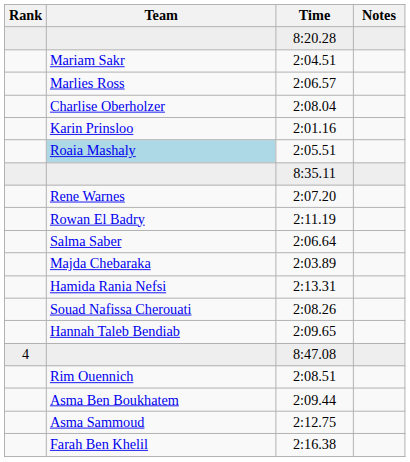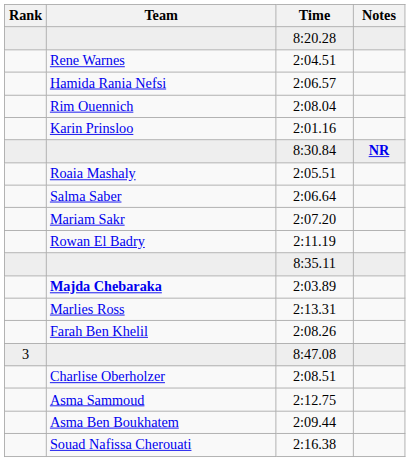(87, 60) Mariam Sakr -> (87, 60) Rene Warnes
(87, 83) Marlies Ross -> (108, 83) Hamida Rania Nefsi
(107, 106) Charlise Oberholzer -> (92, 106) Rim Ouennich
+ row: (315, 151)
(93, 151) lightblue background -> (93, 173) no background
rows swapped: (315, 241) <-> (315, 173)
(87, 196) Rene Warnes -> (87, 219) Mariam Sakr
(100, 264) normal -> (106, 286) bold
(108, 286) Hamida Rania Nefsi -> (87, 309) Marlies Ross
(121, 309) Souad Nafissa Cherouati -> (99, 331) Farah Ben Khelil
- row: (315, 331)
(26, 354) 4 -> (26, 354) 3
(92, 377) Rim Ouennich -> (107, 377) Charlise Oberholzer
rows swapped: (315, 399) <-> (315, 422)
(99, 444) Farah Ben Khelil -> (121, 444) Souad Nafissa Cherouati
